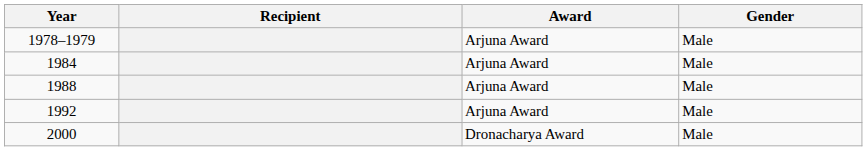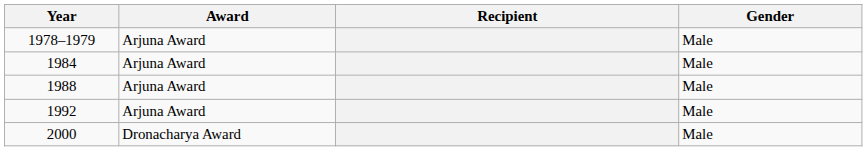columns swapped: (290, 16) <-> (570, 16)
